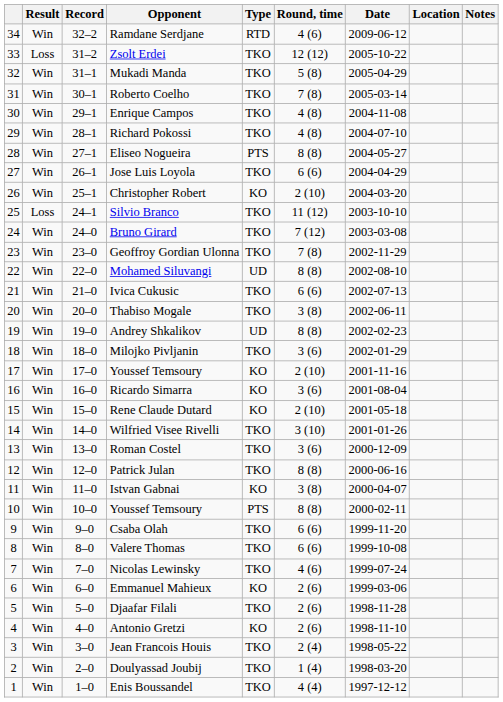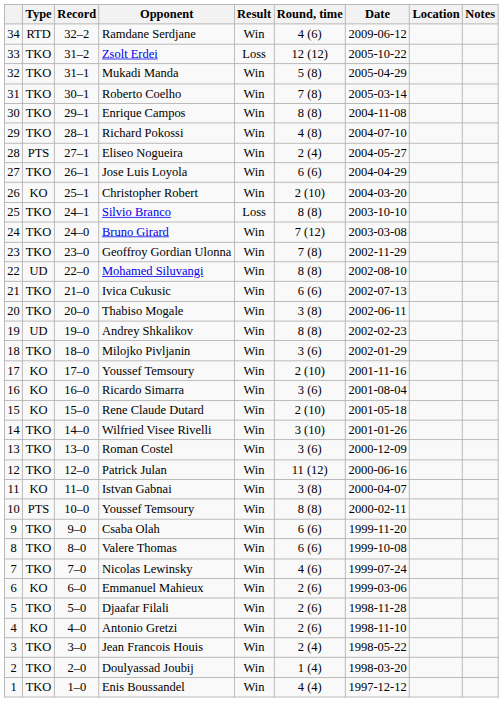columns swapped: (42, 14) <-> (258, 14)
(310, 113) 4 (8) -> (310, 113) 8 (8)
(310, 152) 8 (8) -> (310, 152) 2 (4)
(310, 212) 11 (12) -> (310, 212) 8 (8)
(310, 469) 8 (8) -> (310, 469) 11 (12)
